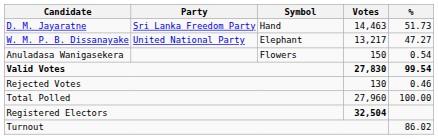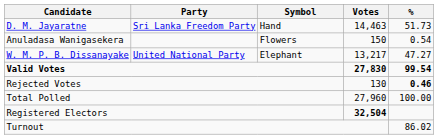rows swapped: (68, 40) <-> (65, 55)
(421, 84) normal -> (421, 84) bold
